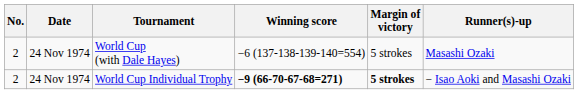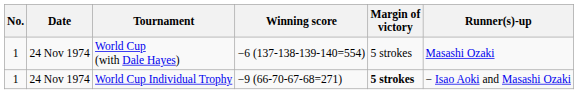(16, 53) 2 -> (16, 53) 1
(16, 79) 2 -> (16, 79) 1
(290, 79) bold -> (290, 79) normal
